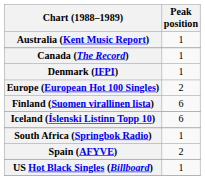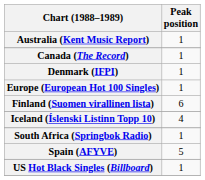(181, 87) 2 -> (181, 87) 1
(181, 119) 6 -> (181, 119) 4
(181, 151) 2 -> (181, 151) 5
